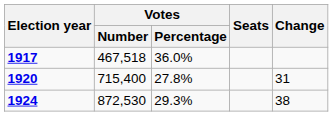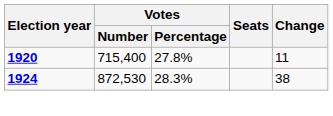- row: (22, 57)
(283, 79) 31 -> (282, 57) 11
(173, 100) 29.3% -> (173, 79) 28.3%
